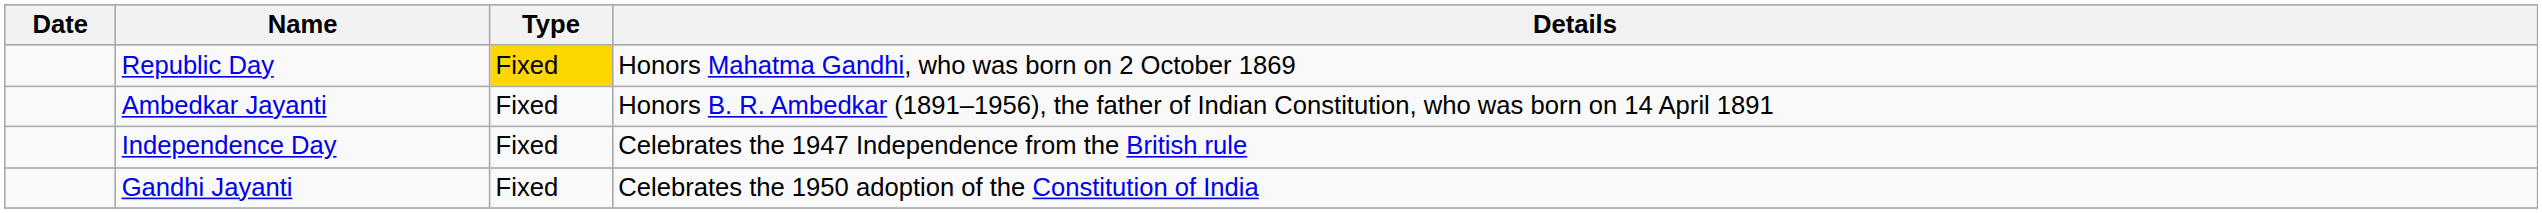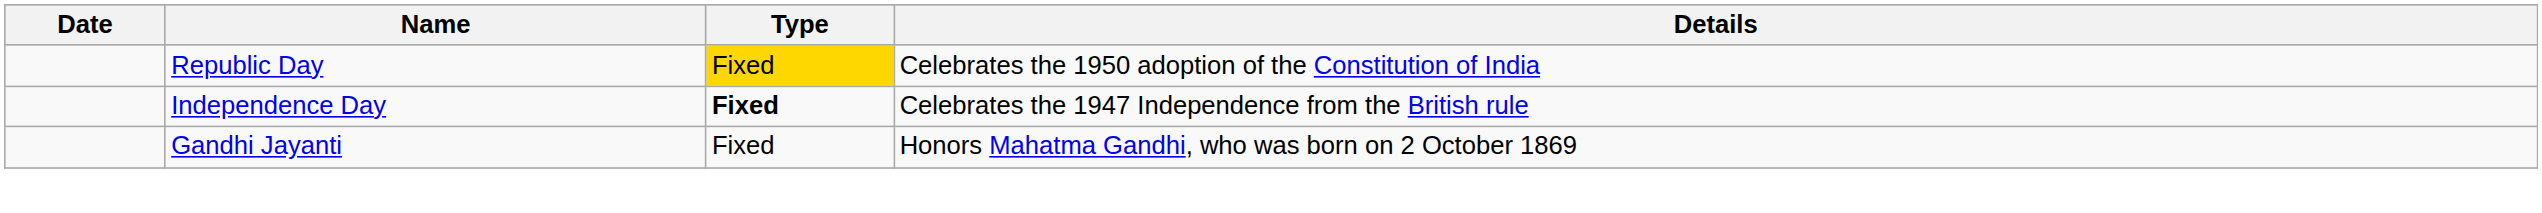(957, 65) Honors Mahatma Gandhi, who was born on 2 October 1869 -> (1220, 65) Celebrates the 1950 adoption of the Constitution of India
- row: (224, 106)
(527, 146) normal -> (745, 106) bold
(938, 187) Celebrates the 1950 adoption of the Constitution of India -> (1238, 146) Honors Mahatma Gandhi, who was born on 2 October 1869
